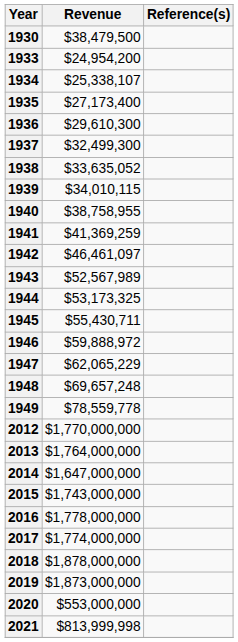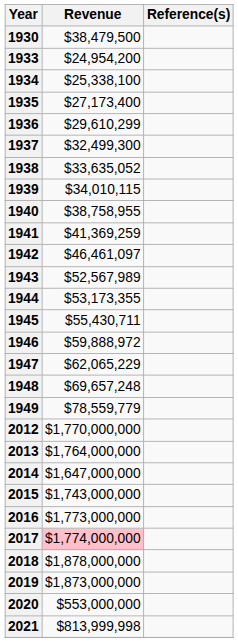(102, 80) $25,338,107 -> (102, 80) $25,338,100
(102, 124) $29,610,300 -> (102, 124) $29,610,299
(102, 299) $53,173,325 -> (102, 299) $53,173,355
(102, 408) $78,559,778 -> (102, 408) $78,559,779
(93, 517) $1,778,000,000 -> (93, 517) $1,773,000,000
(93, 539) no background -> (93, 539) pink background
